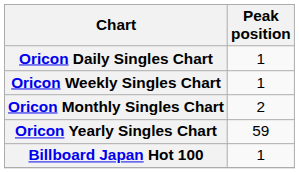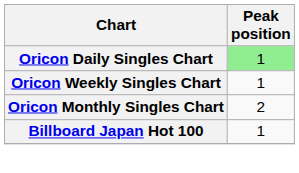(261, 58) no background -> (261, 58) lightgreen background
- row: (116, 131)
